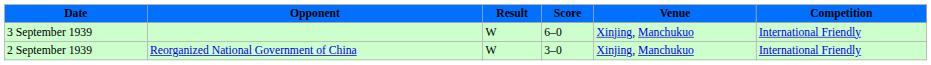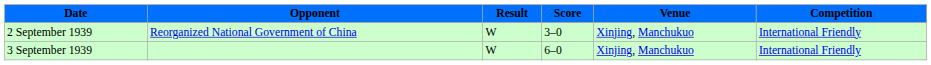rows swapped: (50, 50) <-> (50, 32)
